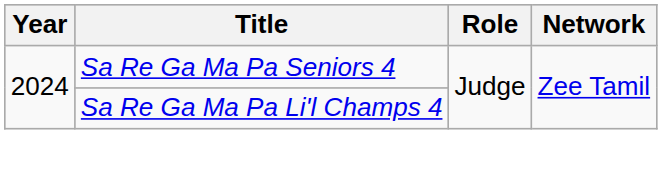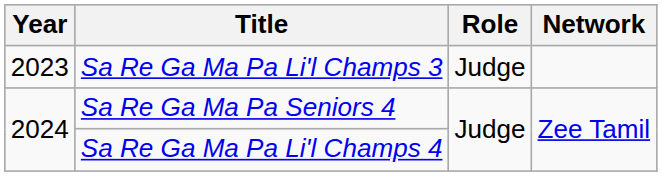+ row: (262, 66)
